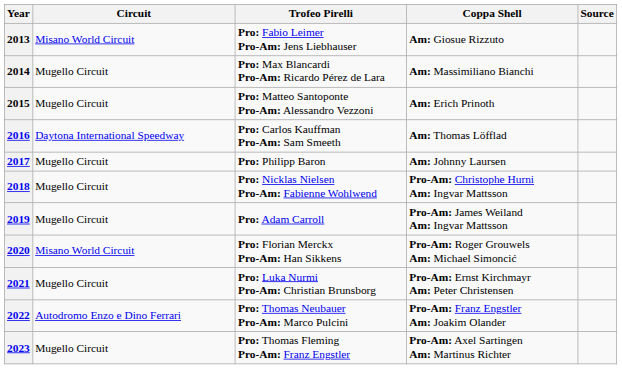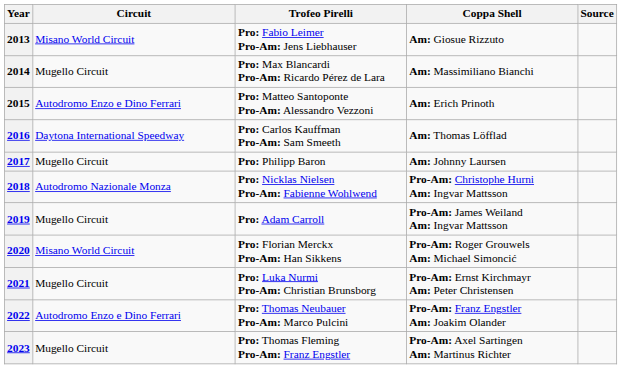(72, 104) Mugello Circuit -> (108, 104) Autodromo Enzo e Dino Ferrari
(72, 187) Mugello Circuit -> (103, 187) Autodromo Nazionale Monza
